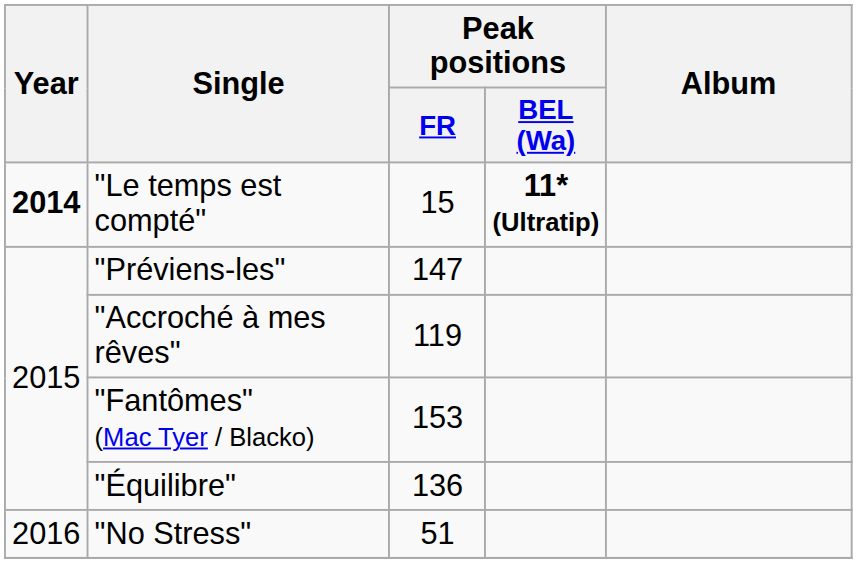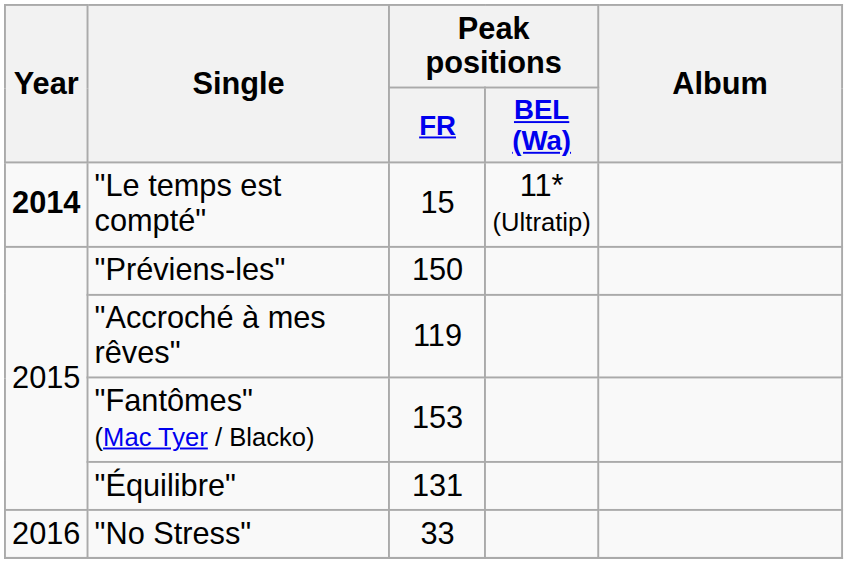(546, 203) bold -> (542, 203) normal
(438, 269) 147 -> (438, 269) 150
(438, 485) 136 -> (438, 485) 131
(438, 533) 51 -> (438, 533) 33
